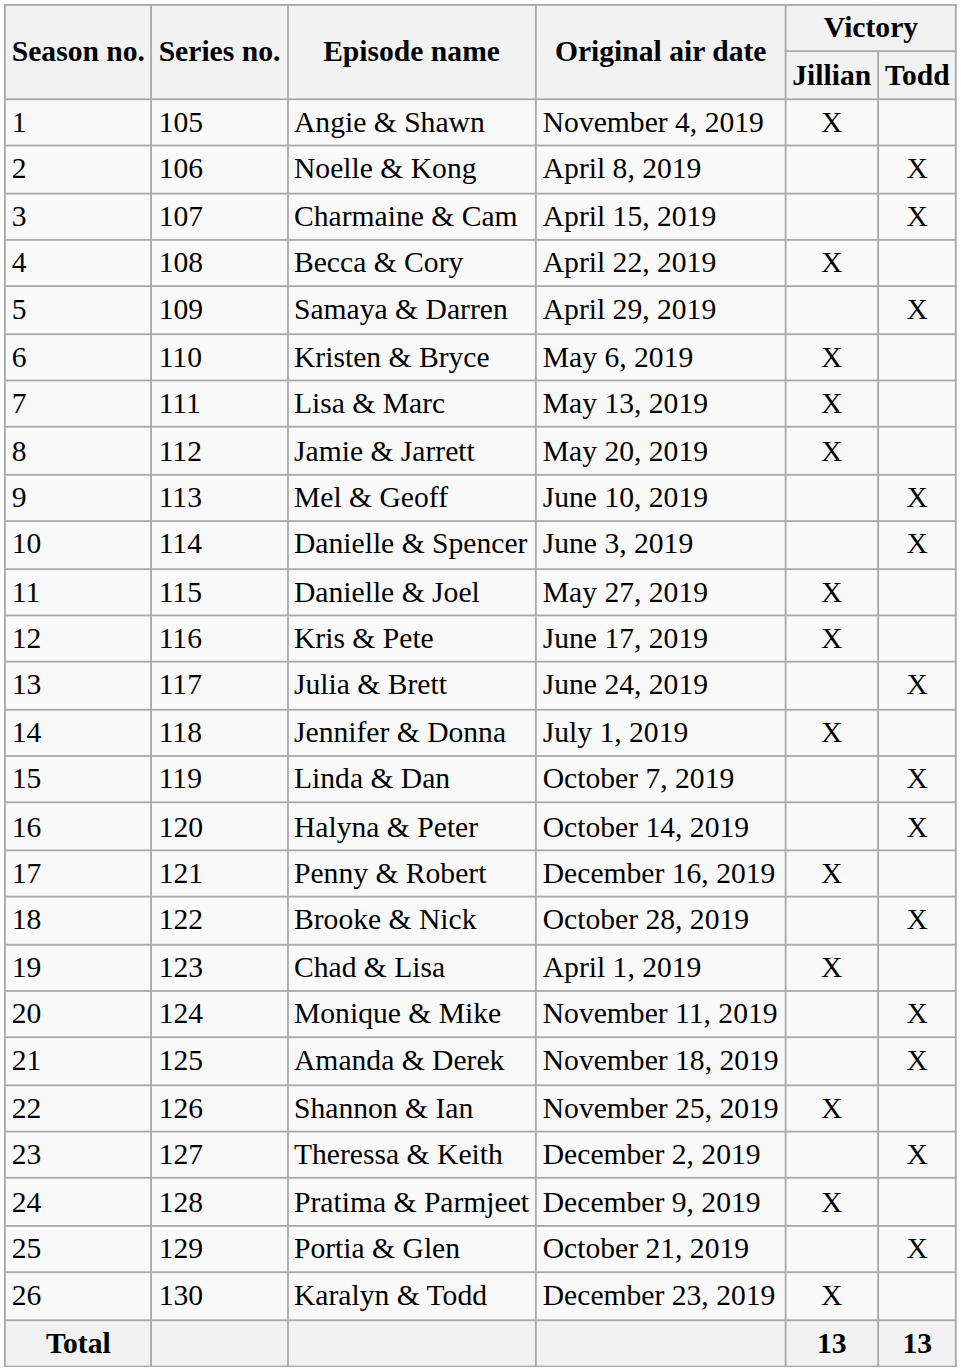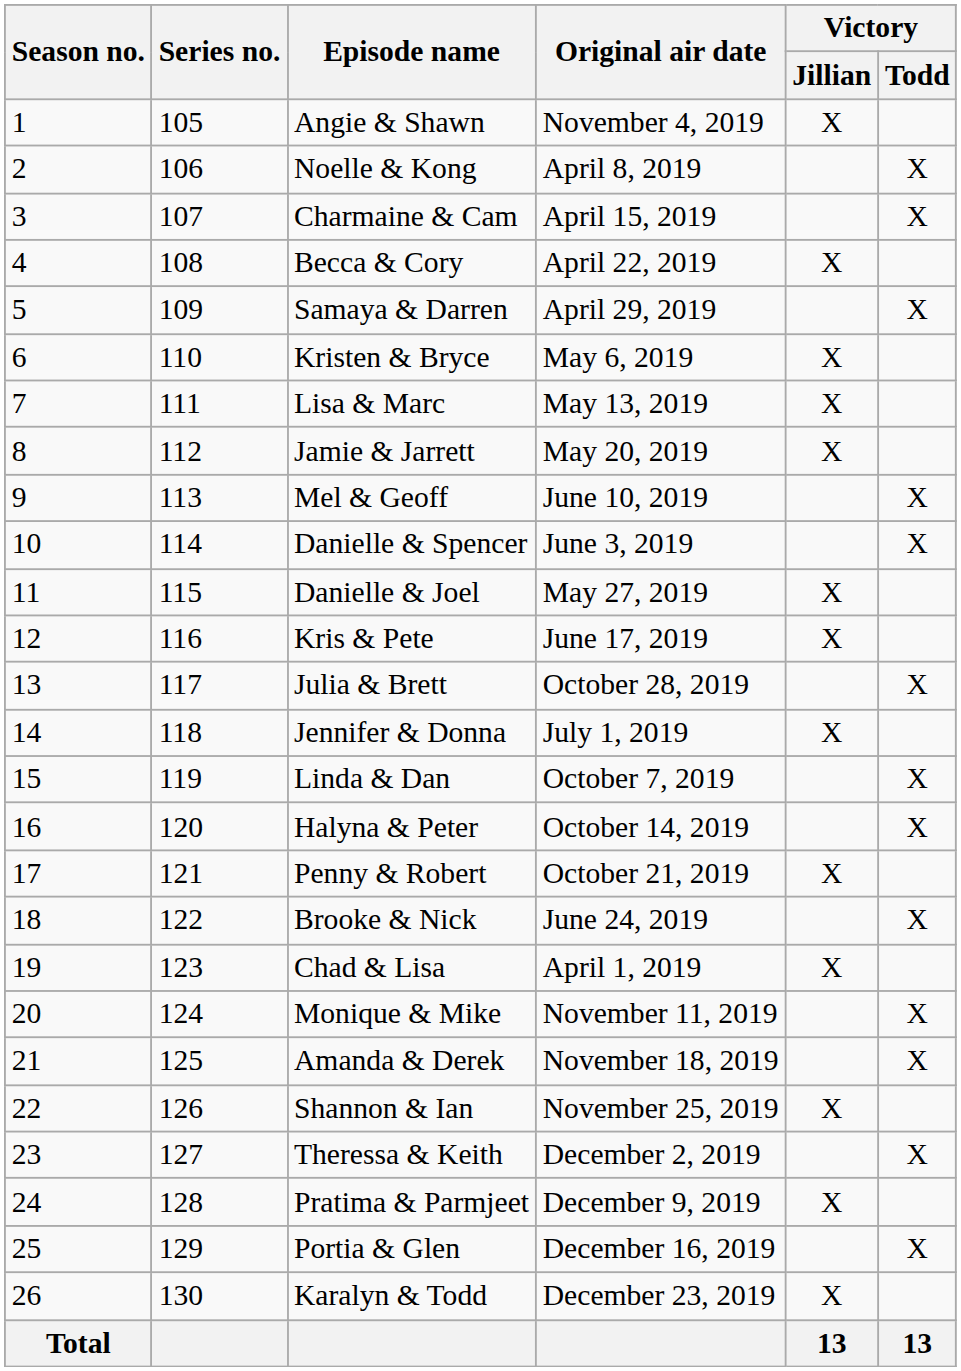(625, 685) June 24, 2019 -> (646, 685) October 28, 2019
(659, 872) December 16, 2019 -> (646, 872) October 21, 2019
(646, 919) October 28, 2019 -> (625, 919) June 24, 2019
(646, 1248) October 21, 2019 -> (659, 1248) December 16, 2019
